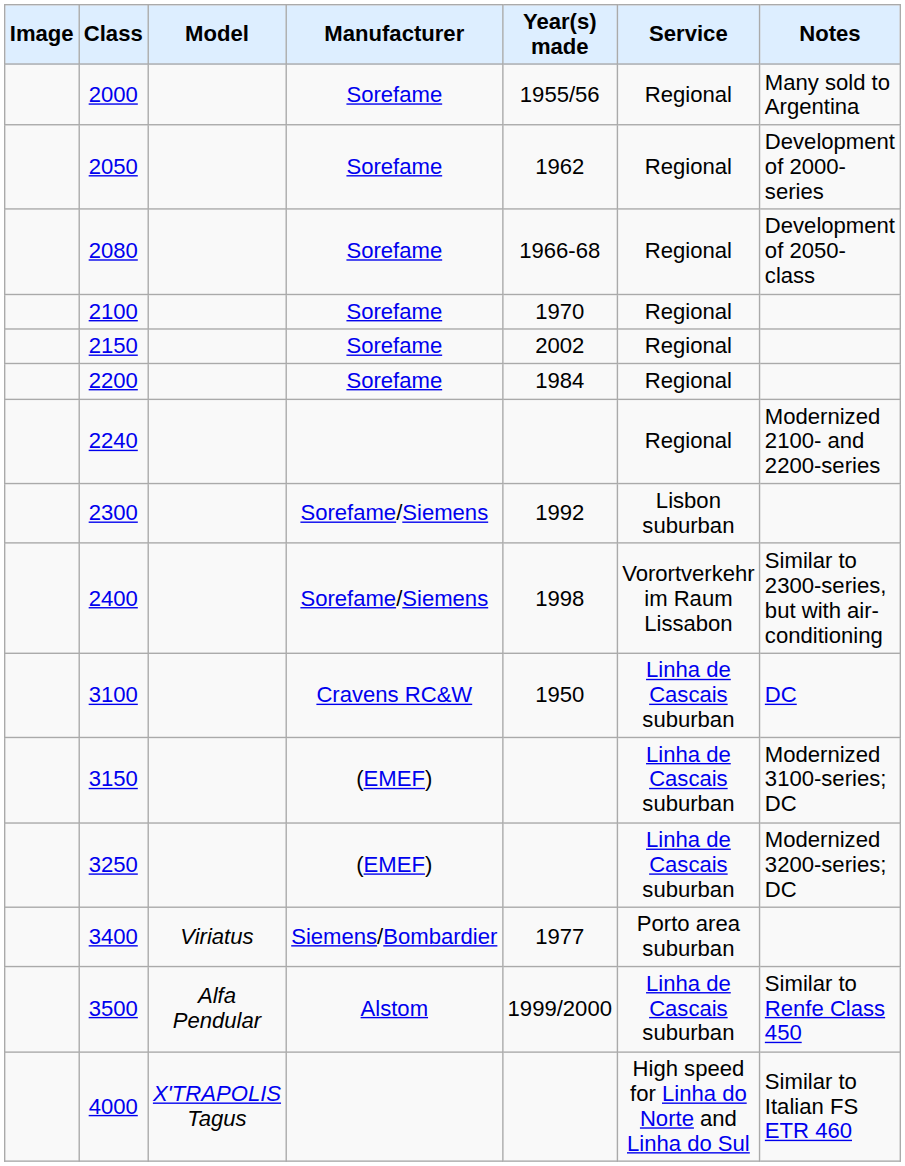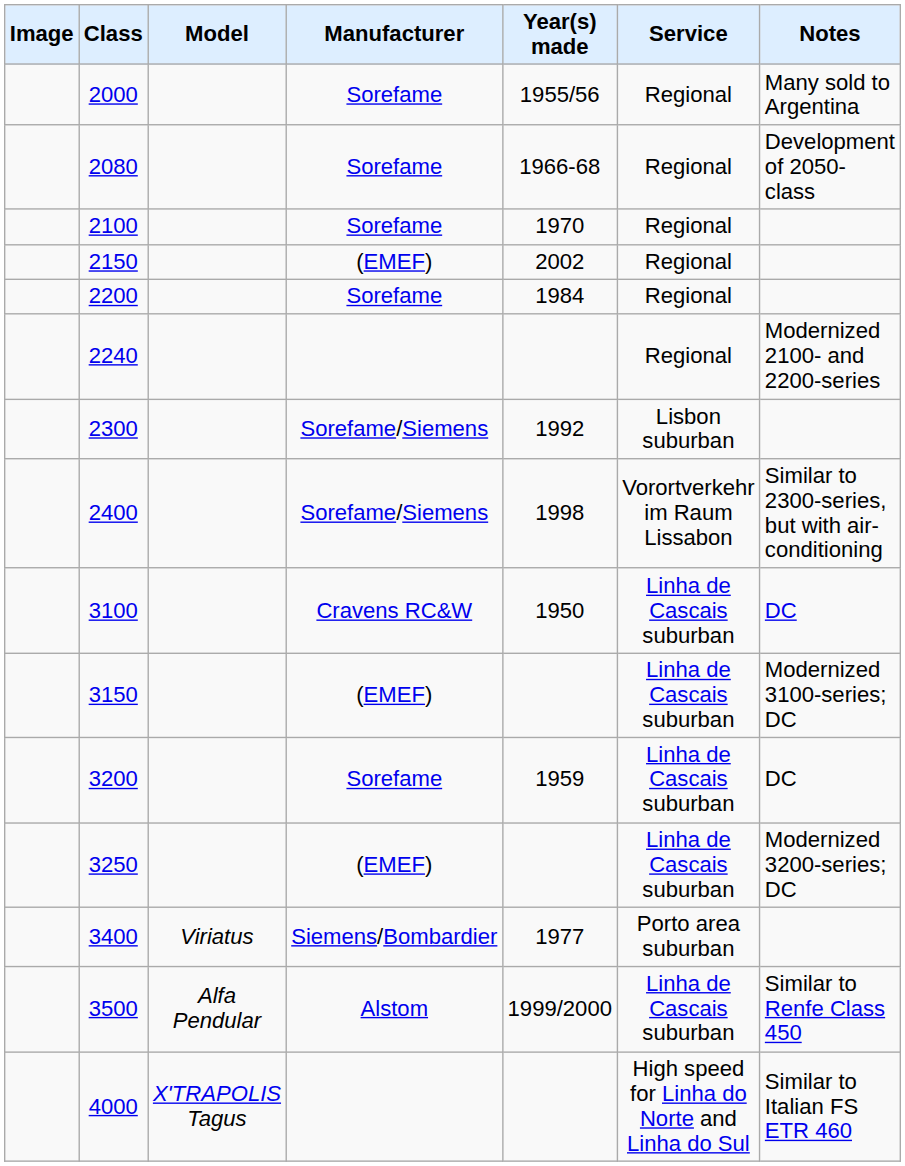- row: (113, 166)
(394, 346) Sorefame -> (394, 261) (EMEF)
+ row: (113, 779)
